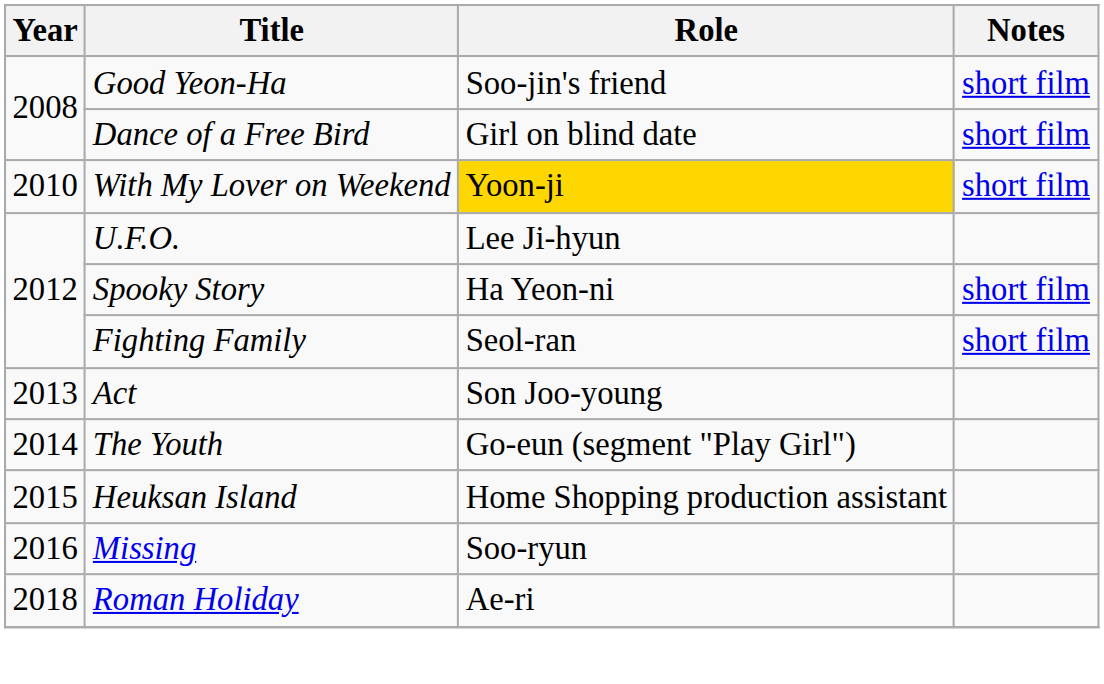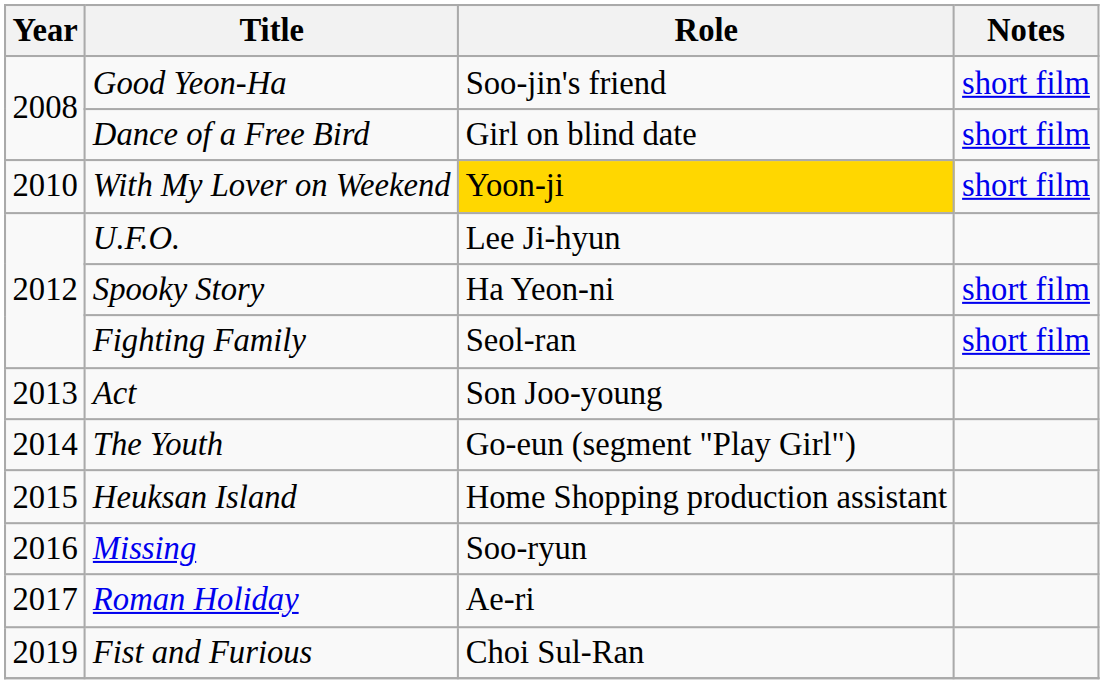(45, 599) 2018 -> (45, 599) 2017
+ row: (203, 651)
